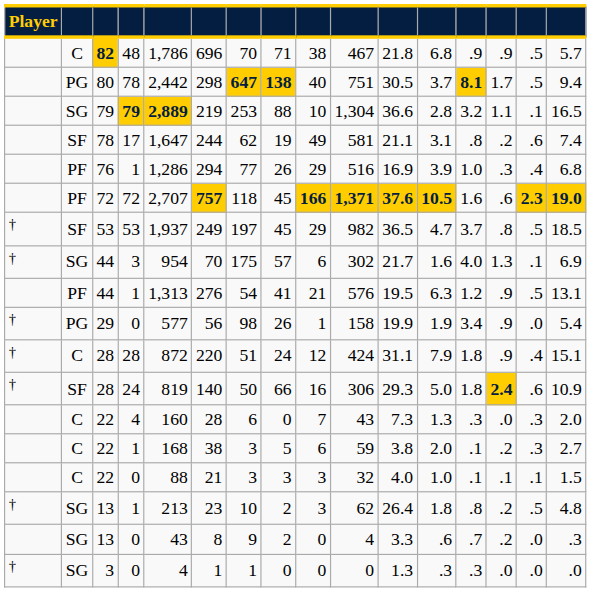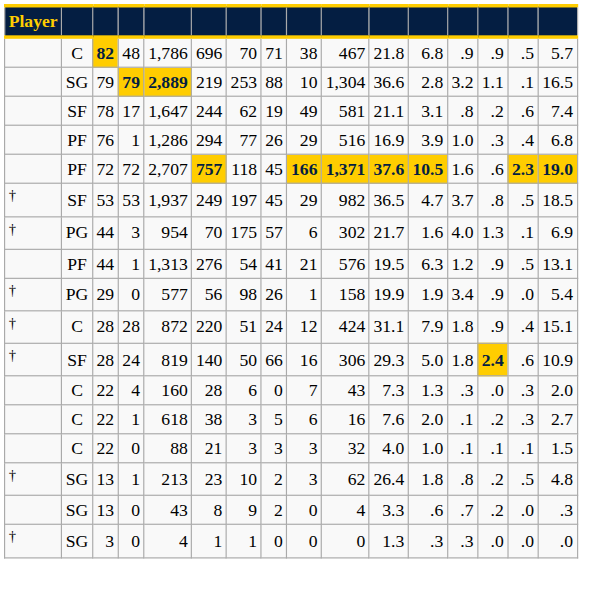- row: (105, 82)
(77, 261) SG -> (77, 232) PG
(175, 448) 168 -> (175, 419) 618
(365, 448) 59 -> (356, 419) 16
(402, 448) 3.8 -> (393, 419) 7.6
